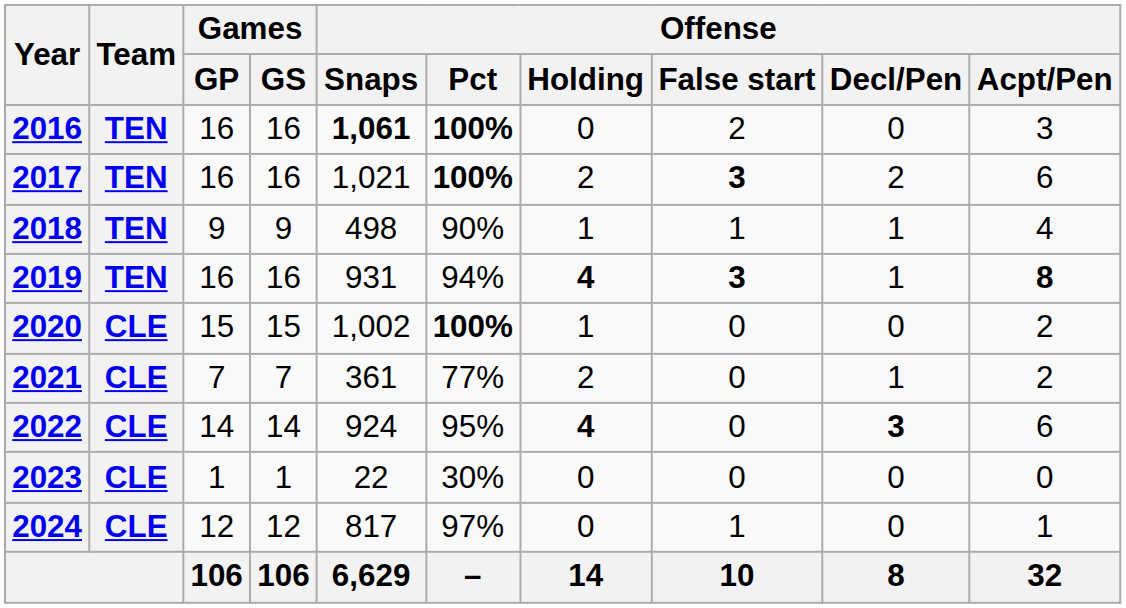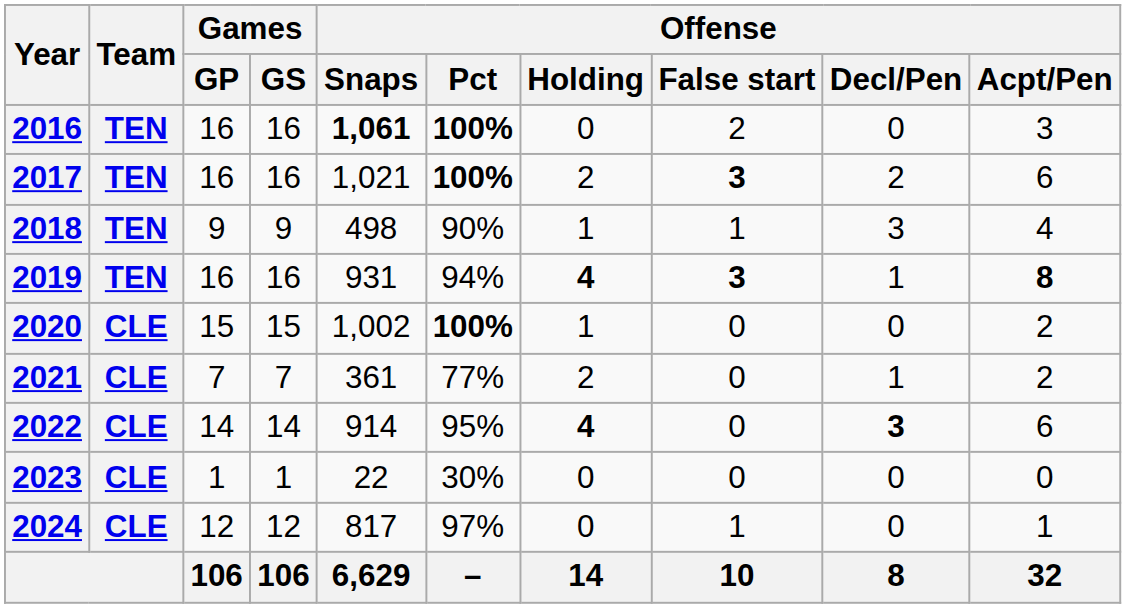(896, 228) 1 -> (896, 228) 3
(371, 427) 924 -> (371, 427) 914
